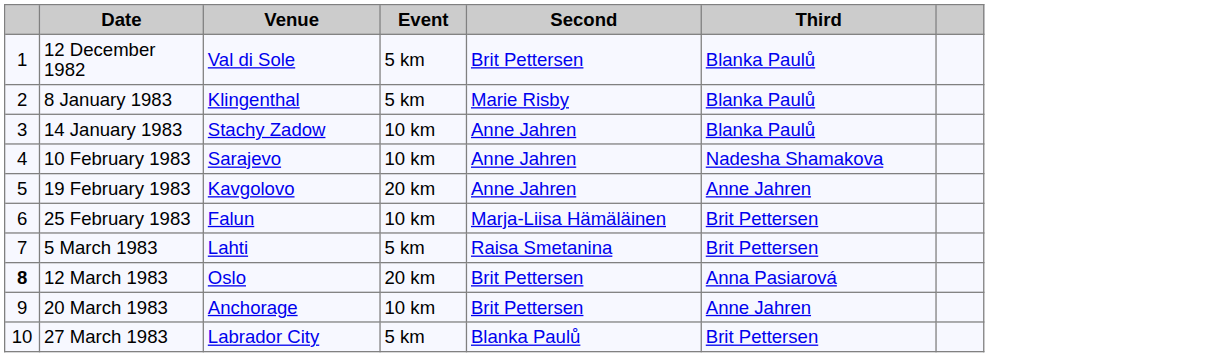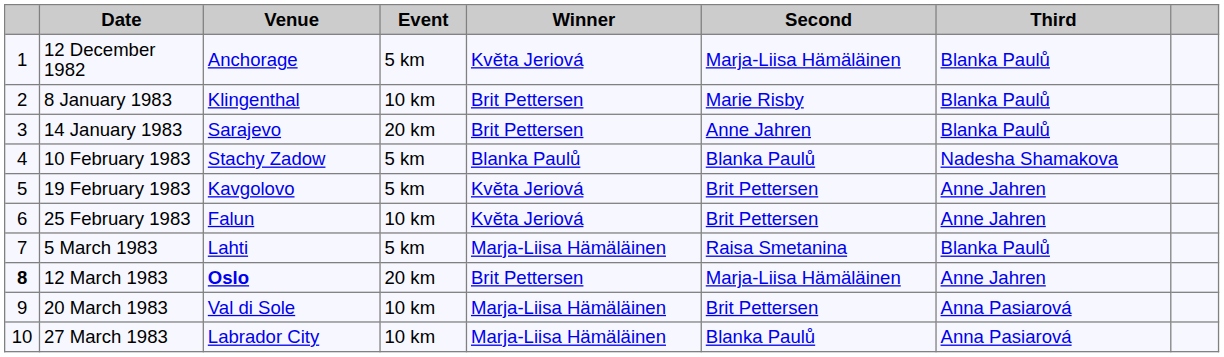+ column: (584, 19)
(252, 59) Val di Sole -> (253, 59) Anchorage
(527, 59) Brit Pettersen -> (803, 59) Marja-Liisa Hämäläinen
(405, 99) 5 km -> (410, 99) 10 km
(267, 129) Stachy Zadow -> (244, 129) Sarajevo
(410, 129) 10 km -> (410, 129) 20 km
(244, 159) Sarajevo -> (267, 159) Stachy Zadow
(410, 159) 10 km -> (405, 159) 5 km
(524, 159) Anne Jahren -> (760, 159) Blanka Paulů
(410, 188) 20 km -> (405, 188) 5 km
(524, 188) Anne Jahren -> (762, 188) Brit Pettersen
(568, 218) Marja-Liisa Hämäläinen -> (762, 218) Brit Pettersen
(762, 218) Brit Pettersen -> (993, 218) Anne Jahren
(762, 248) Brit Pettersen -> (995, 248) Blanka Paulů
(227, 277) normal -> (228, 277) bold
(527, 277) Brit Pettersen -> (803, 277) Marja-Liisa Hämäläinen
(771, 277) Anna Pasiarová -> (993, 277) Anne Jahren
(253, 307) Anchorage -> (252, 307) Val di Sole
(758, 307) Anne Jahren -> (1006, 307) Anna Pasiarová
(405, 337) 5 km -> (410, 337) 10 km
(762, 337) Brit Pettersen -> (1006, 337) Anna Pasiarová
